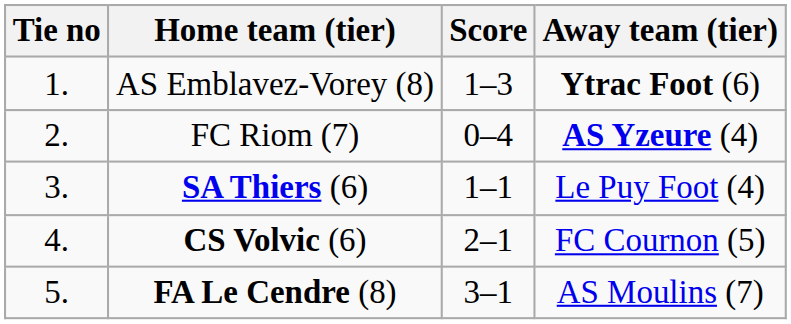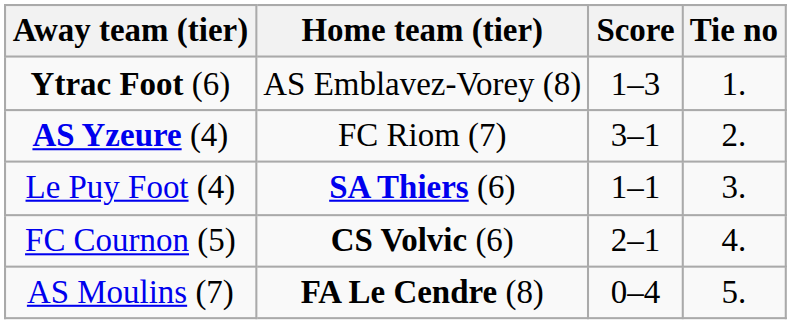columns swapped: (57, 30) <-> (660, 30)
(488, 135) 0–4 -> (635, 135) 3–1
(488, 291) 3–1 -> (635, 291) 0–4
